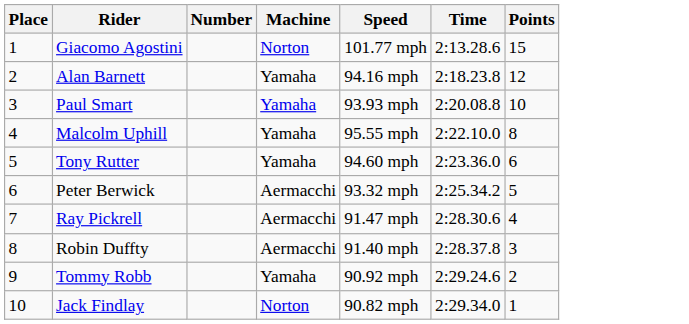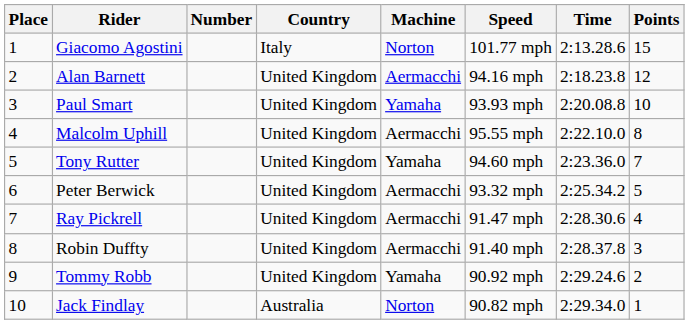+ column: (319, 18)
(288, 76) Yamaha -> (423, 76) Aermacchi
(288, 133) Yamaha -> (423, 133) Aermacchi
(513, 161) 6 -> (638, 161) 7
